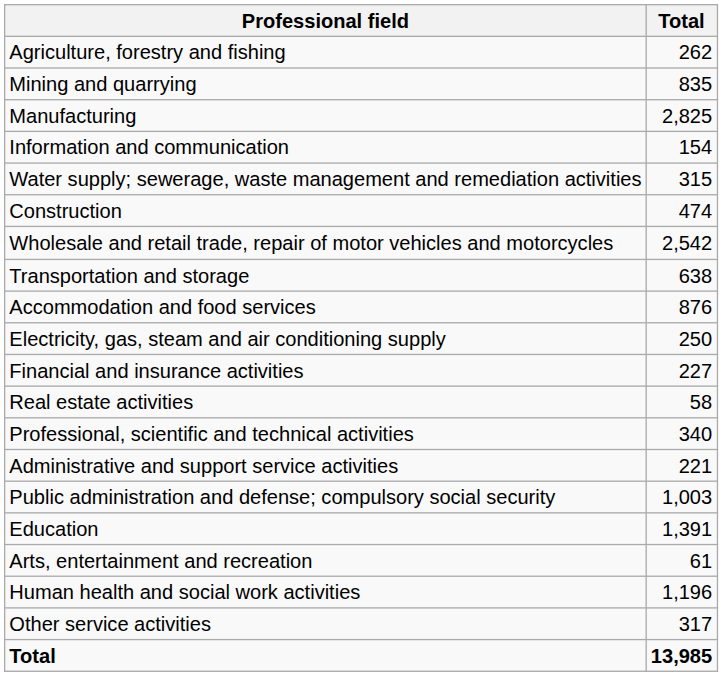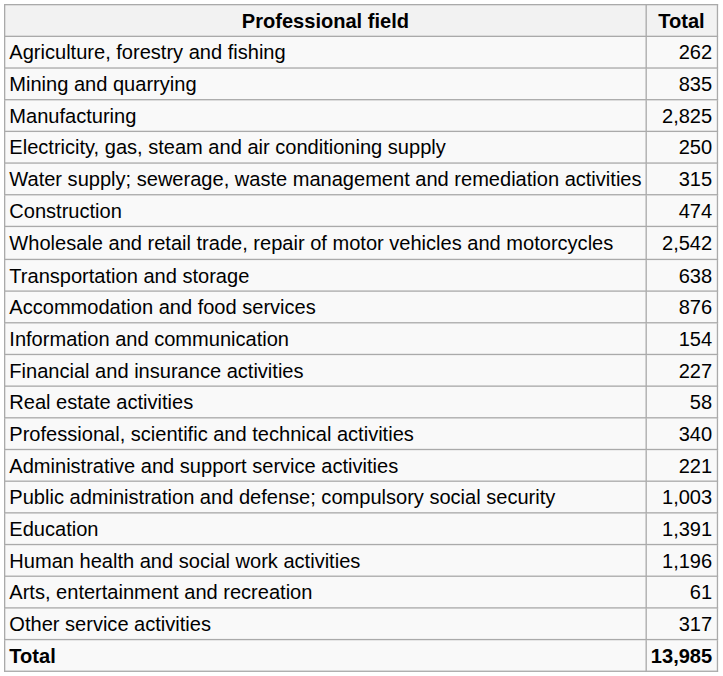rows swapped: (228, 338) <-> (149, 148)
rows swapped: (185, 592) <-> (161, 561)
